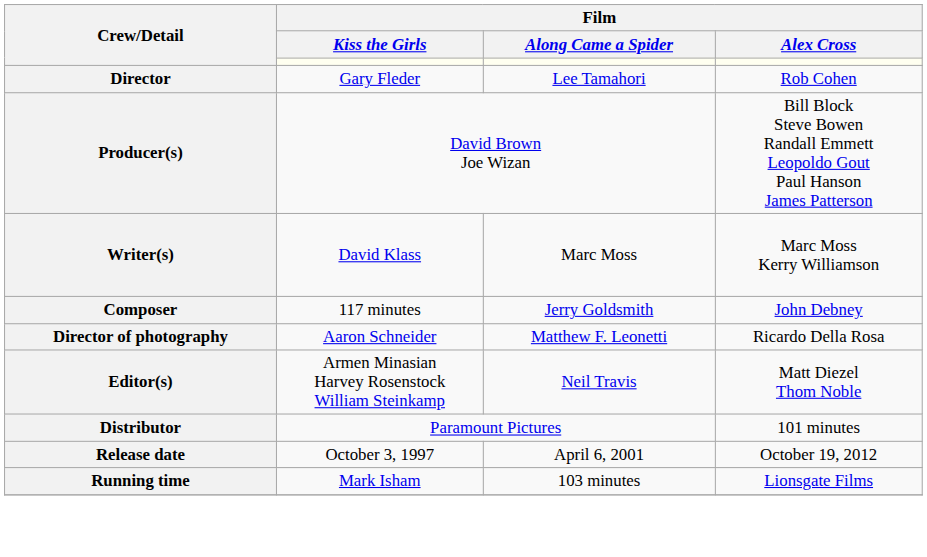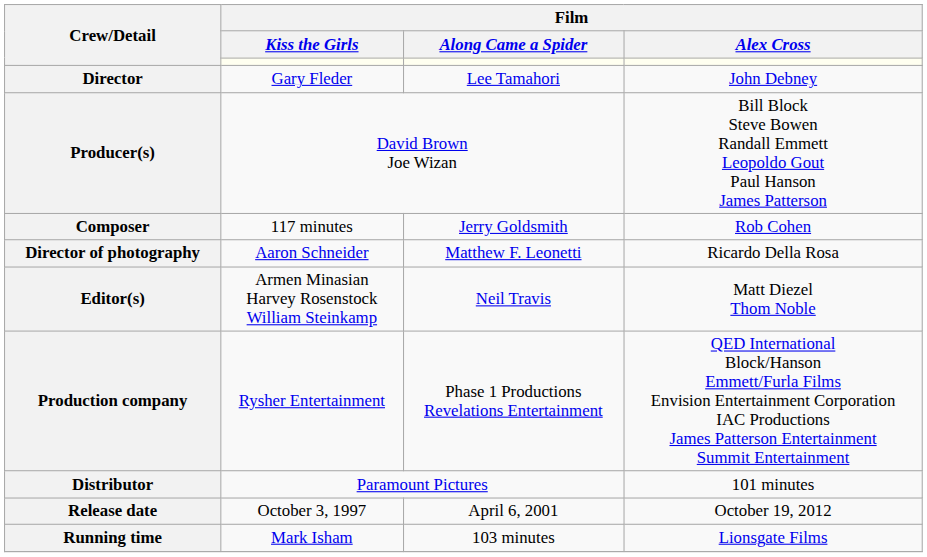(819, 78) Rob Cohen -> (773, 78) John Debney
- row: (140, 254)
(819, 309) John Debney -> (773, 226) Rob Cohen
+ row: (113, 401)
